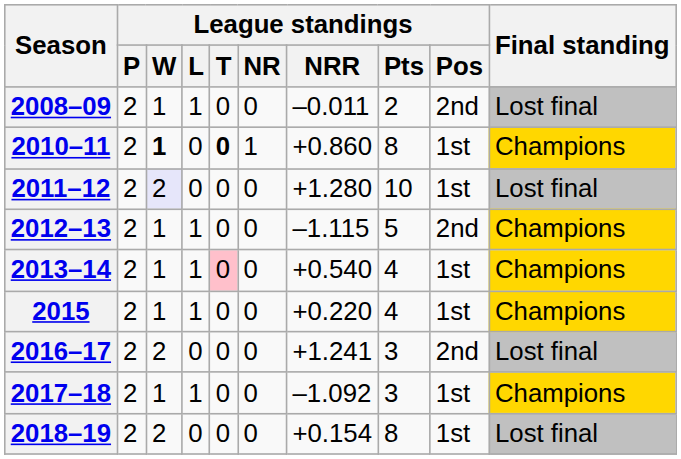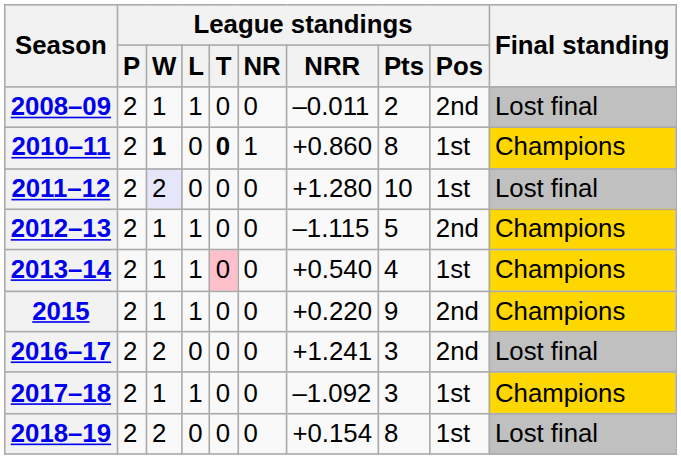(391, 310) 4 -> (391, 310) 9
(453, 310) 1st -> (457, 310) 2nd
